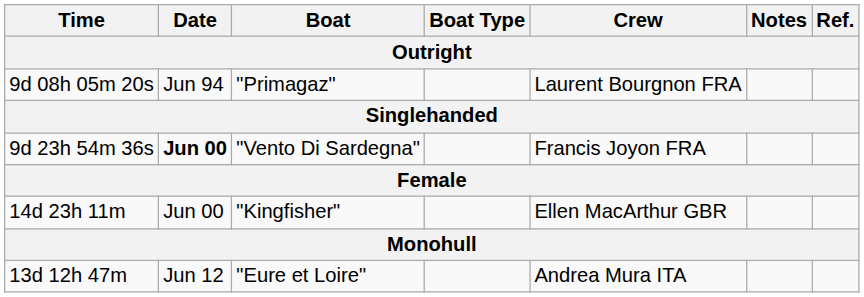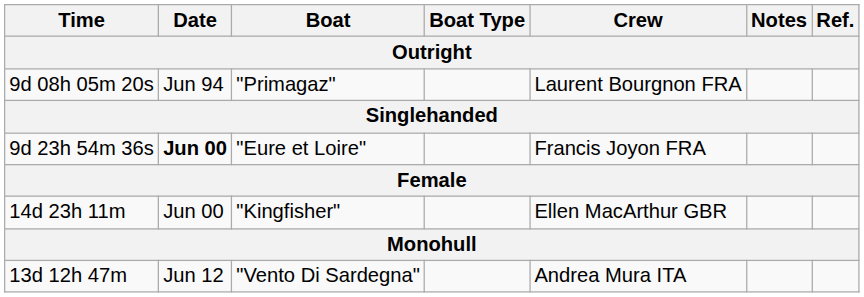(328, 148) "Vento Di Sardegna" -> (301, 148) "Eure et Loire"
(301, 276) "Eure et Loire" -> (328, 276) "Vento Di Sardegna"
